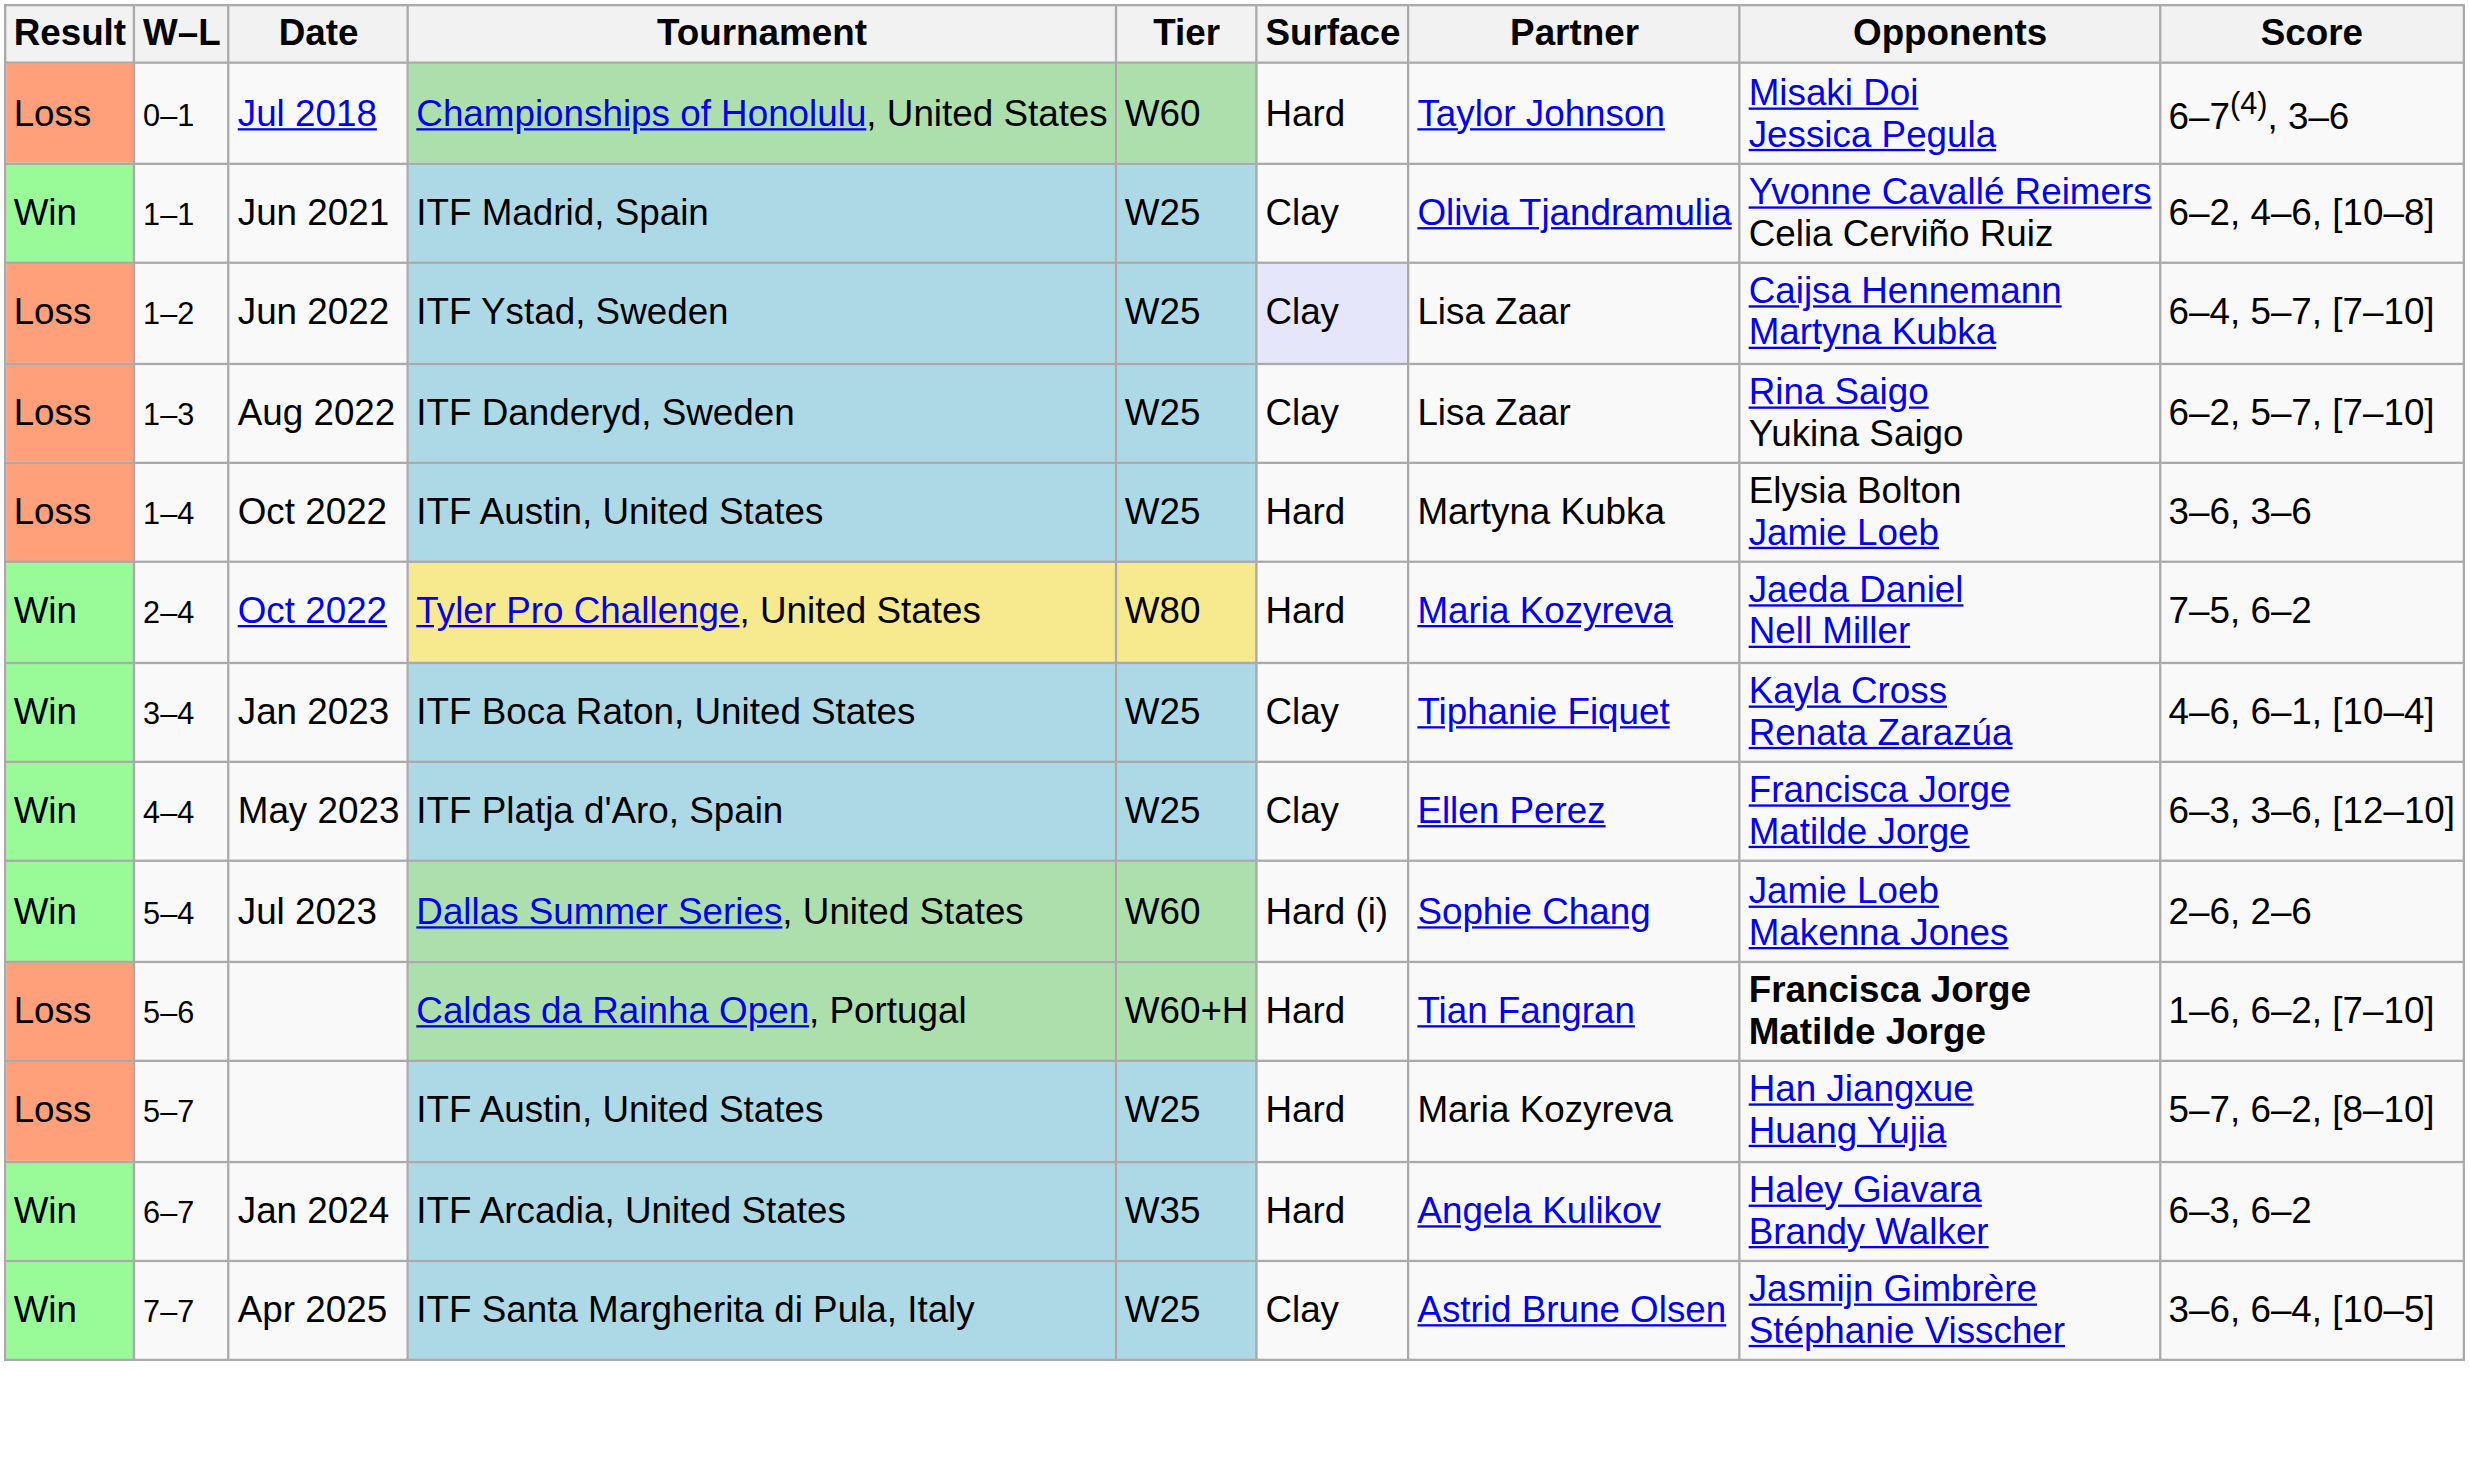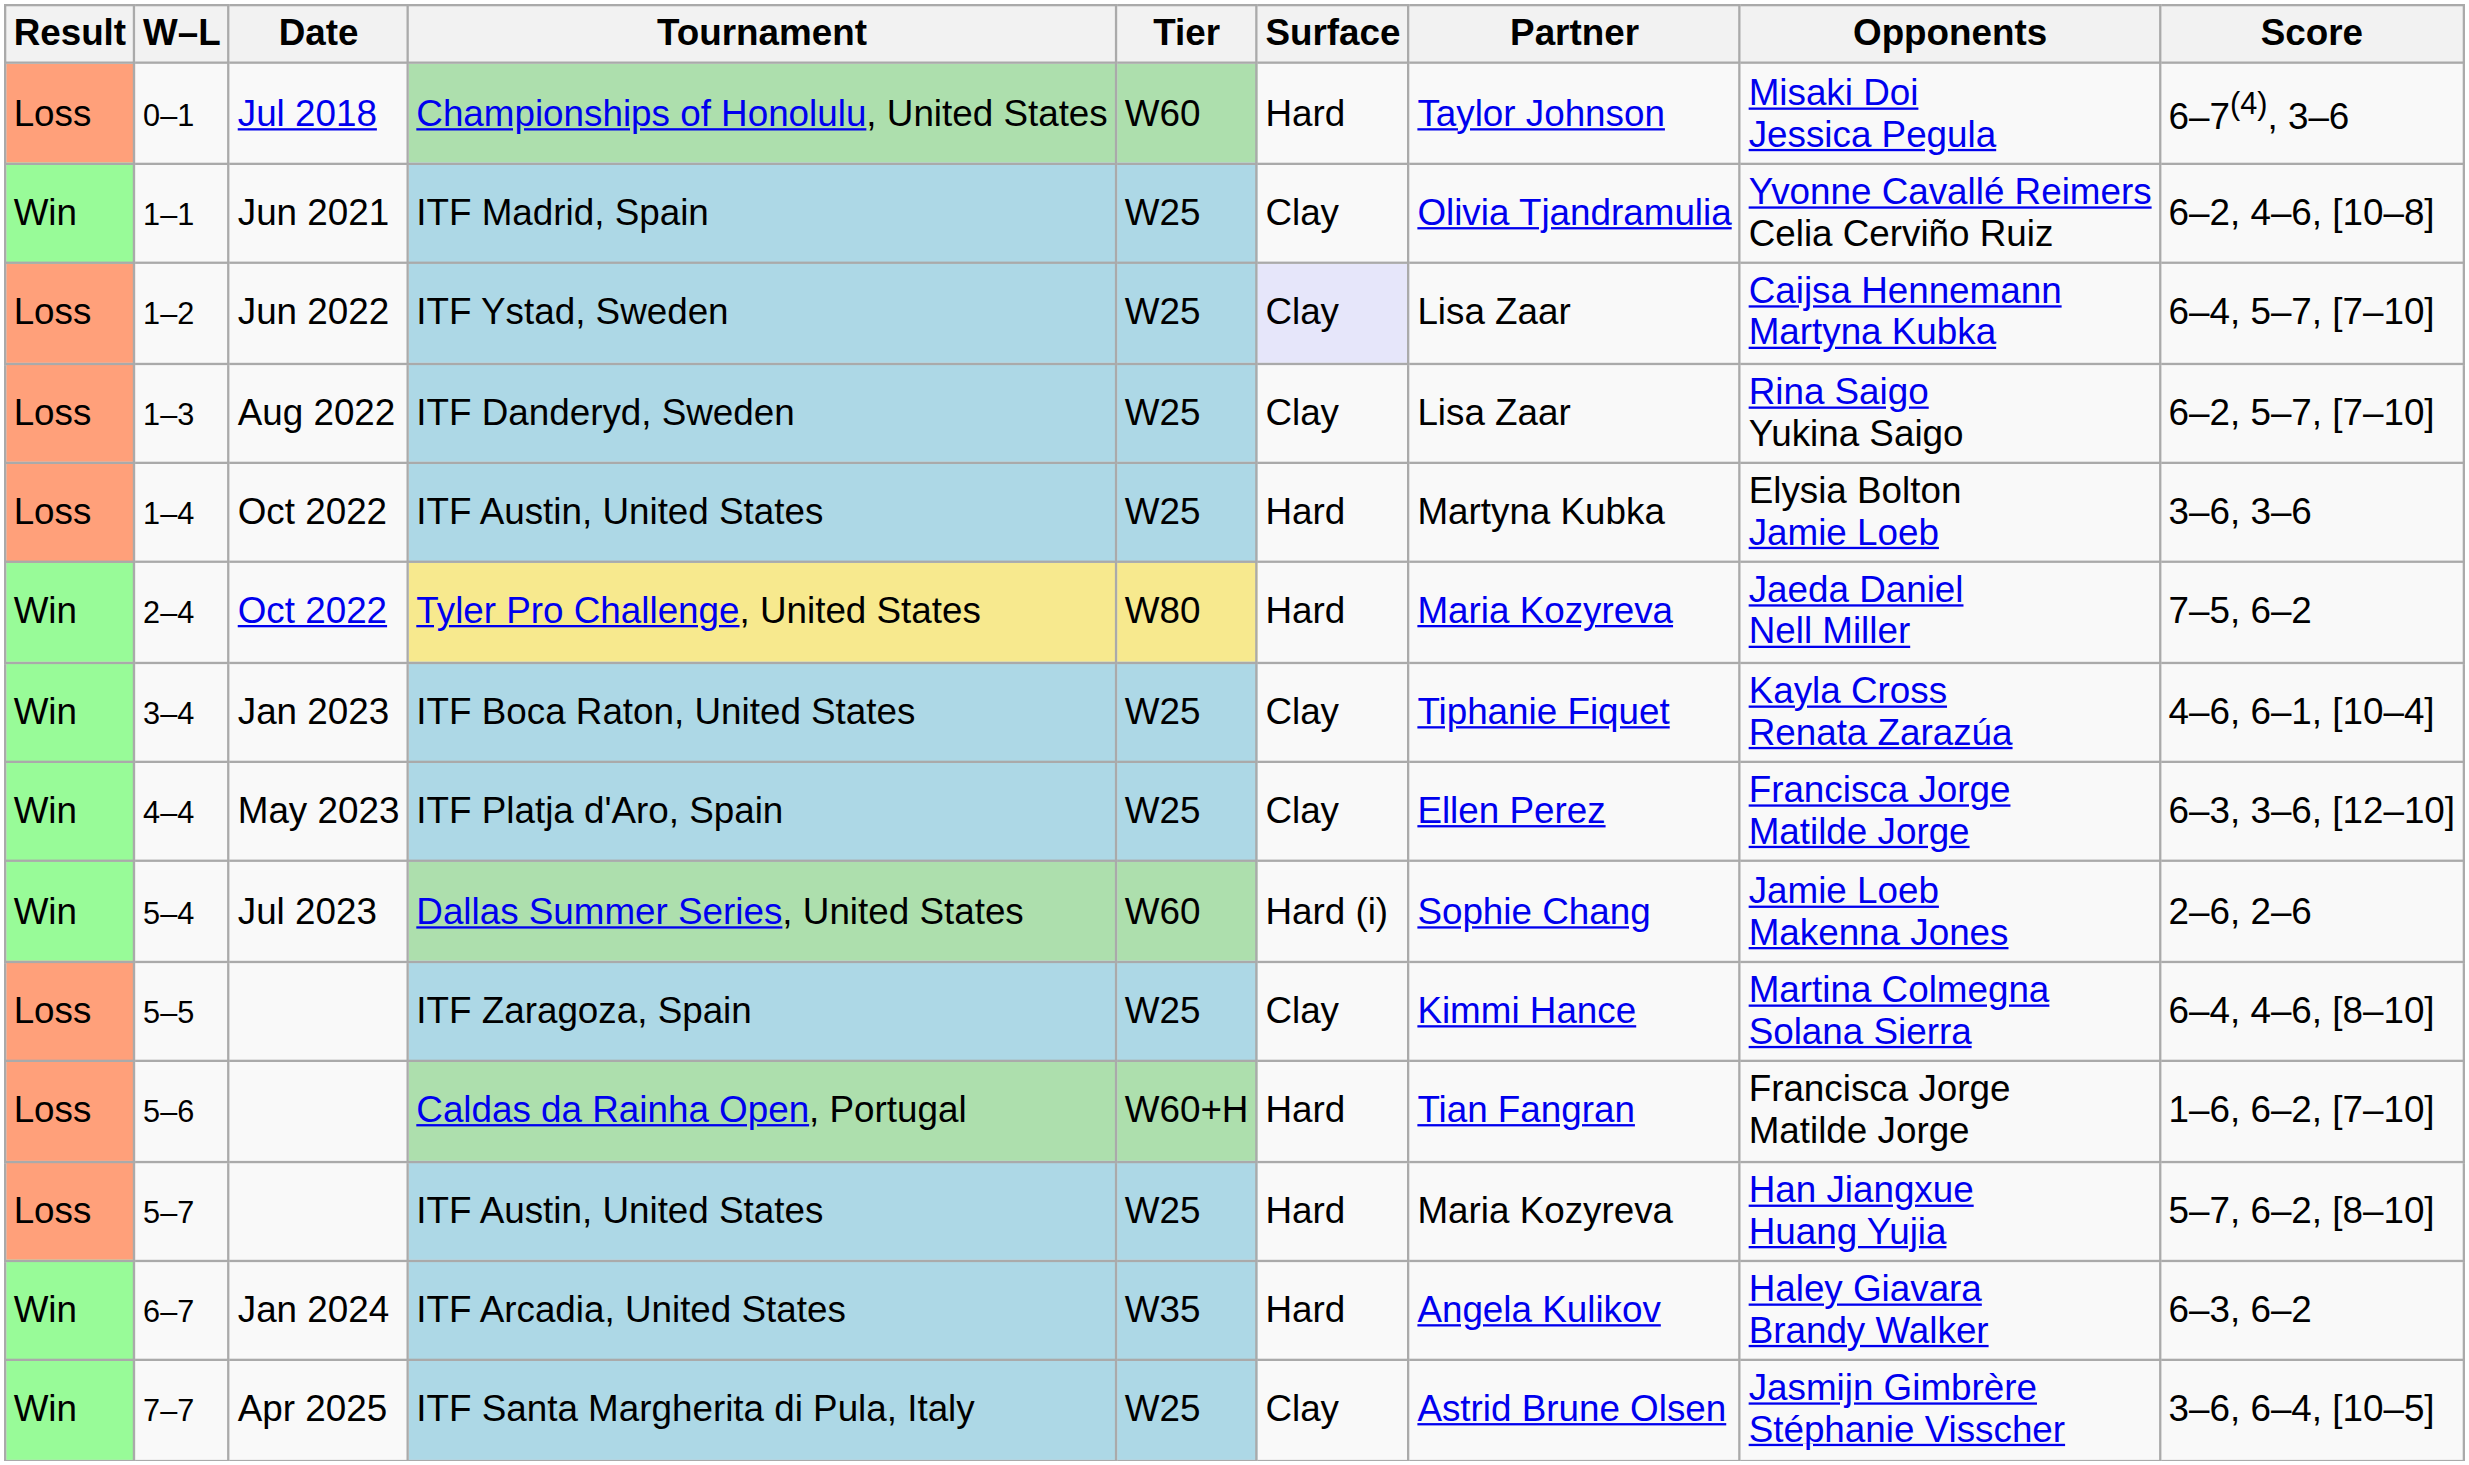+ row: (169, 1012)
(1890, 1010) bold -> (1880, 1110) normal
